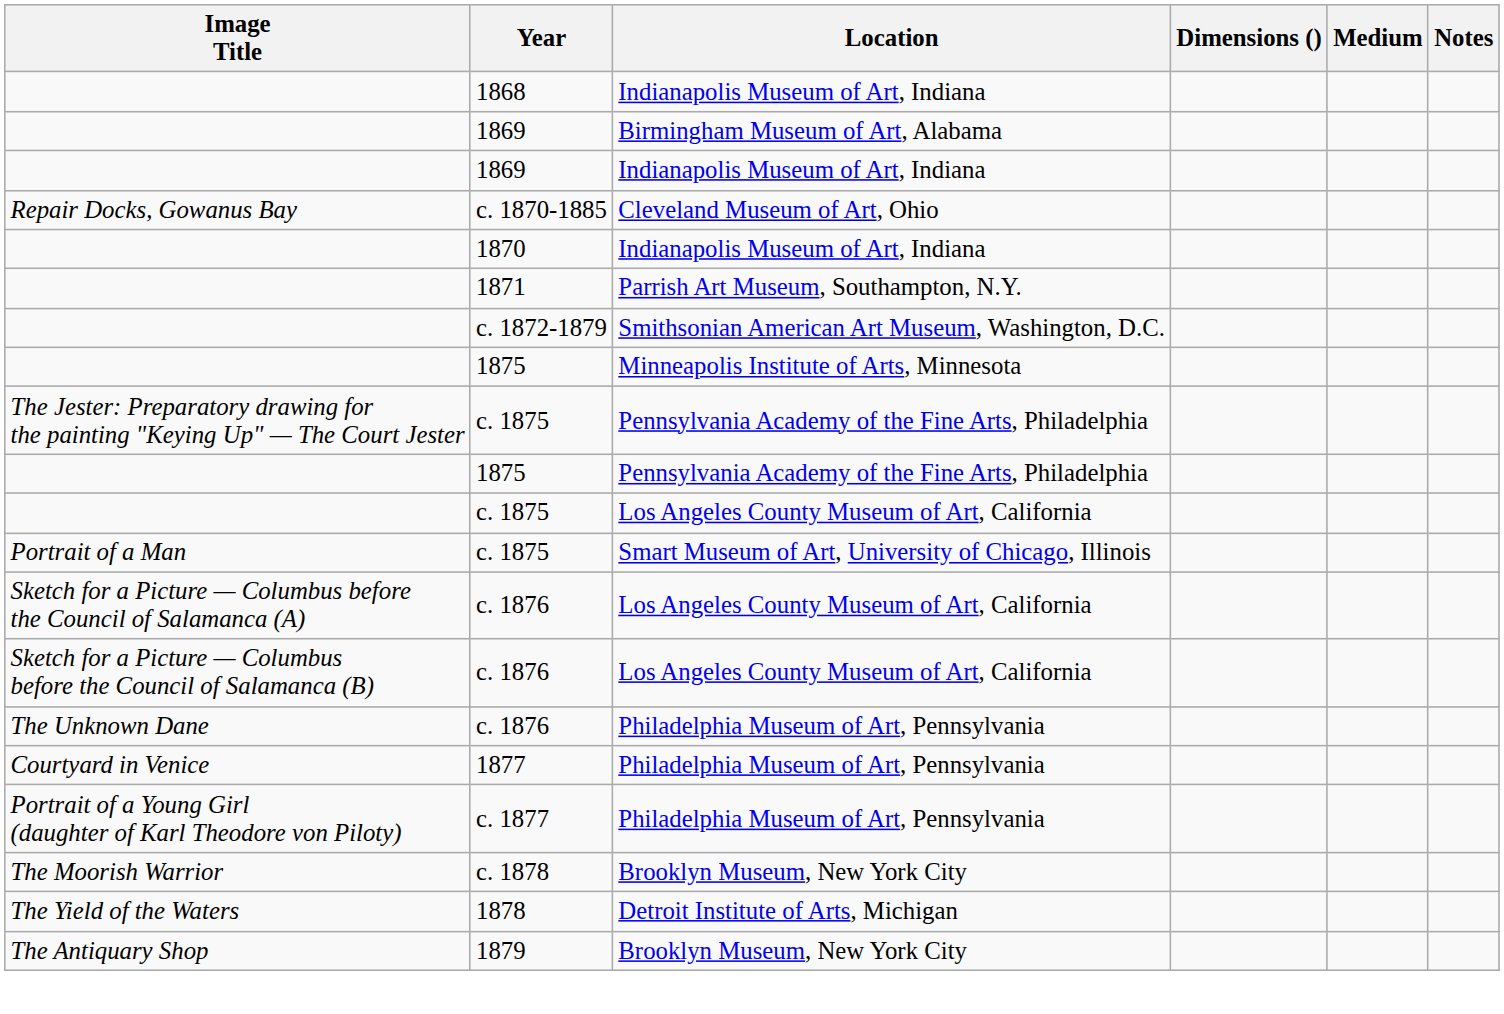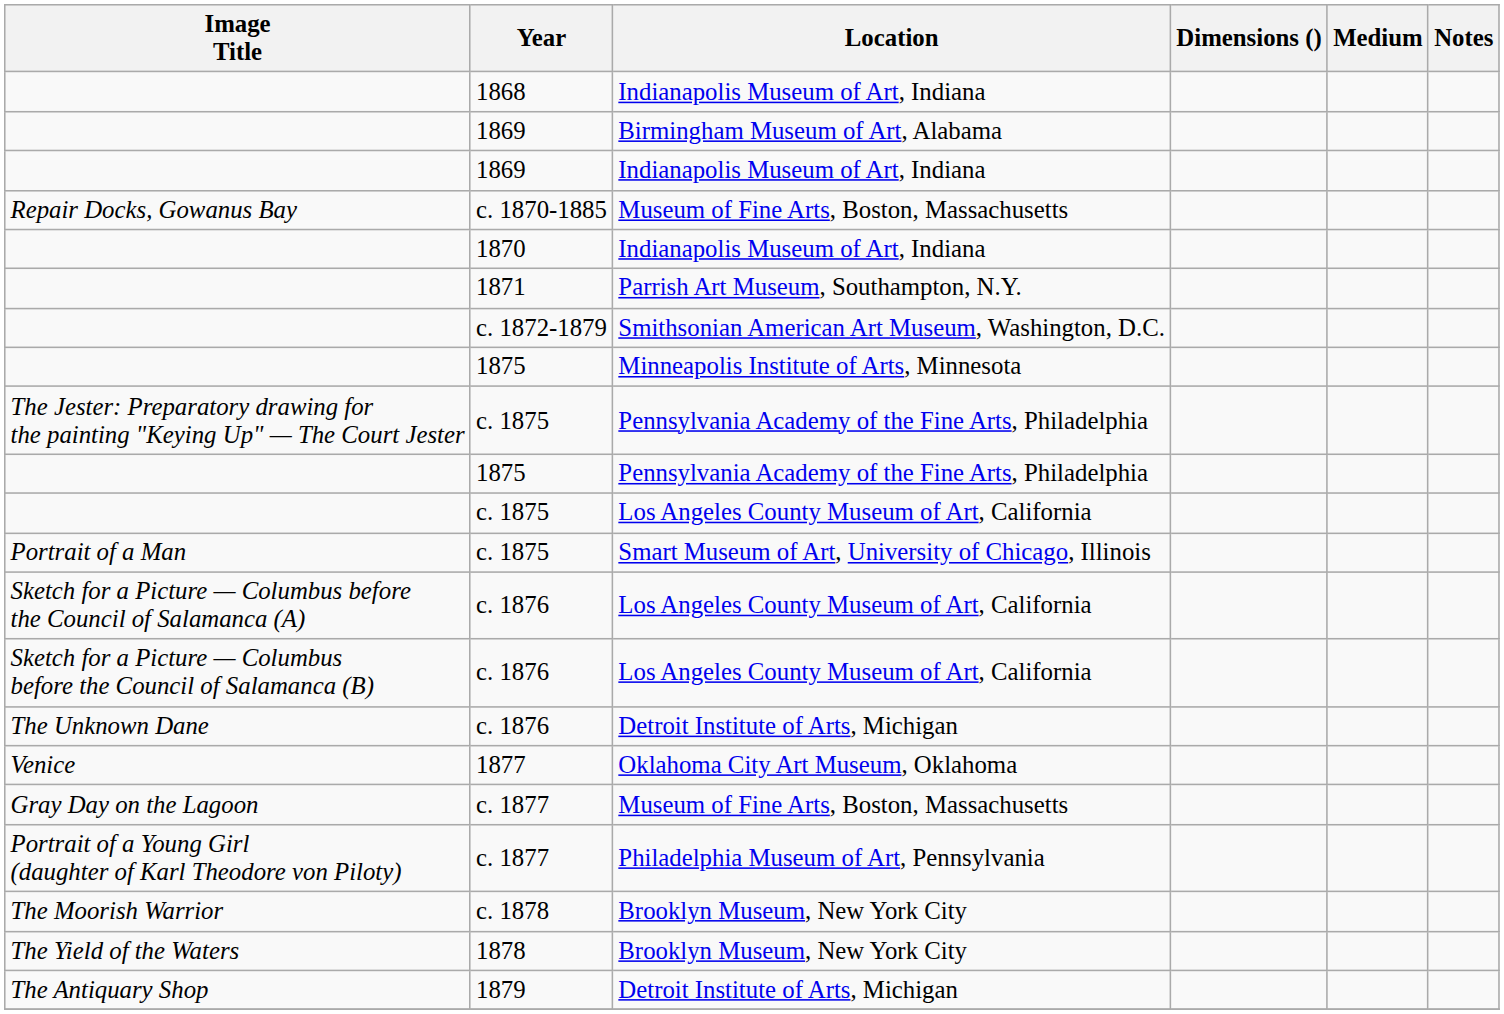(778, 209) Cleveland Museum of Art, Ohio -> (843, 209) Museum of Fine Arts, Boston, Massachusetts
(832, 725) Philadelphia Museum of Art, Pennsylvania -> (788, 725) Detroit Institute of Arts, Michigan
- row: (110, 765)
+ row: (43, 765)
+ row: (134, 804)
(788, 910) Detroit Institute of Arts, Michigan -> (793, 950) Brooklyn Museum, New York City
(793, 950) Brooklyn Museum, New York City -> (788, 989) Detroit Institute of Arts, Michigan
